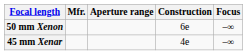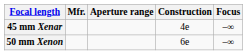rows swapped: (35, 42) <-> (35, 27)
